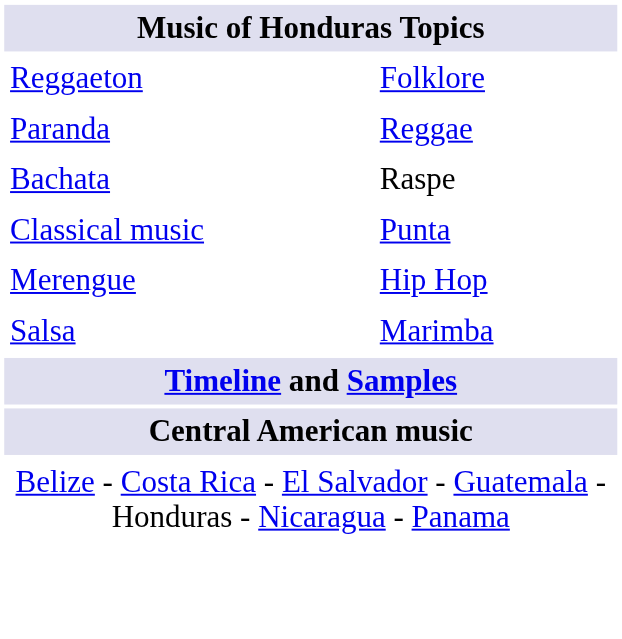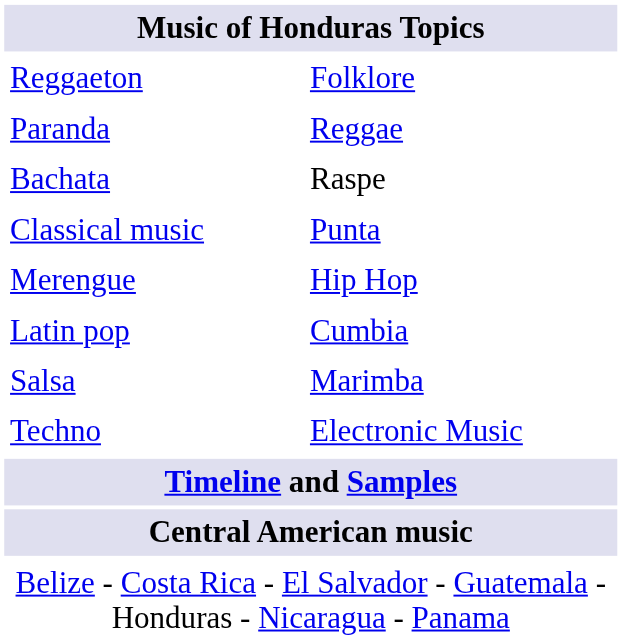+ row: (70, 330)
+ row: (56, 431)
